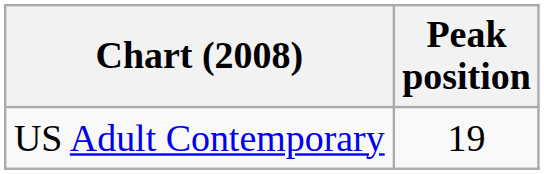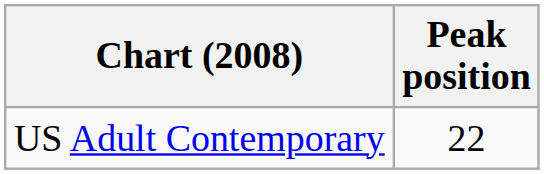(466, 137) 19 -> (466, 137) 22
